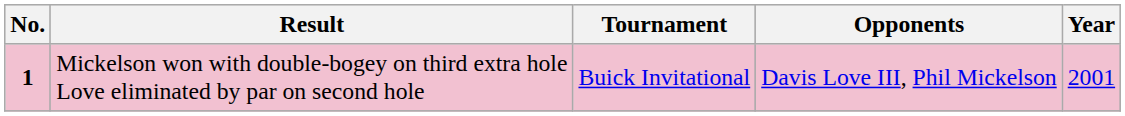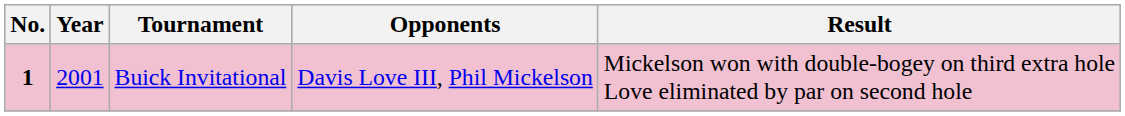columns swapped: (1091, 24) <-> (312, 24)
